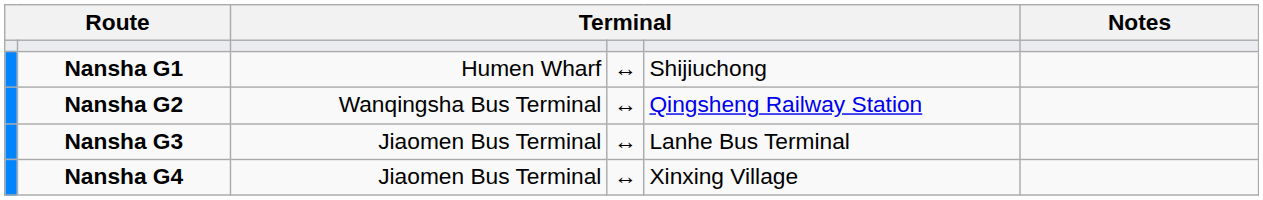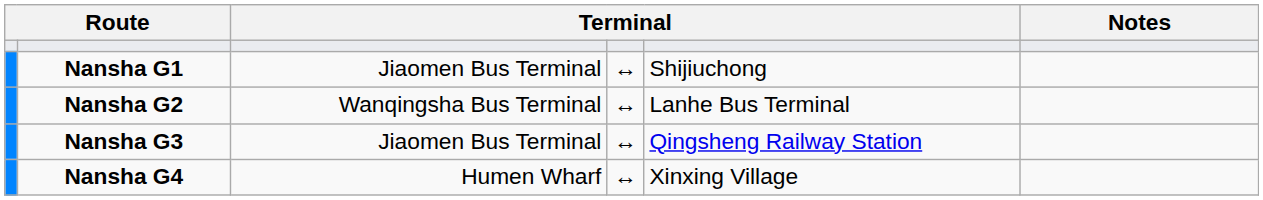(531, 69) Humen Wharf -> (490, 69) Jiaomen Bus Terminal
(786, 105) Qingsheng Railway Station -> (750, 105) Lanhe Bus Terminal
(750, 141) Lanhe Bus Terminal -> (786, 141) Qingsheng Railway Station
(490, 177) Jiaomen Bus Terminal -> (531, 177) Humen Wharf
